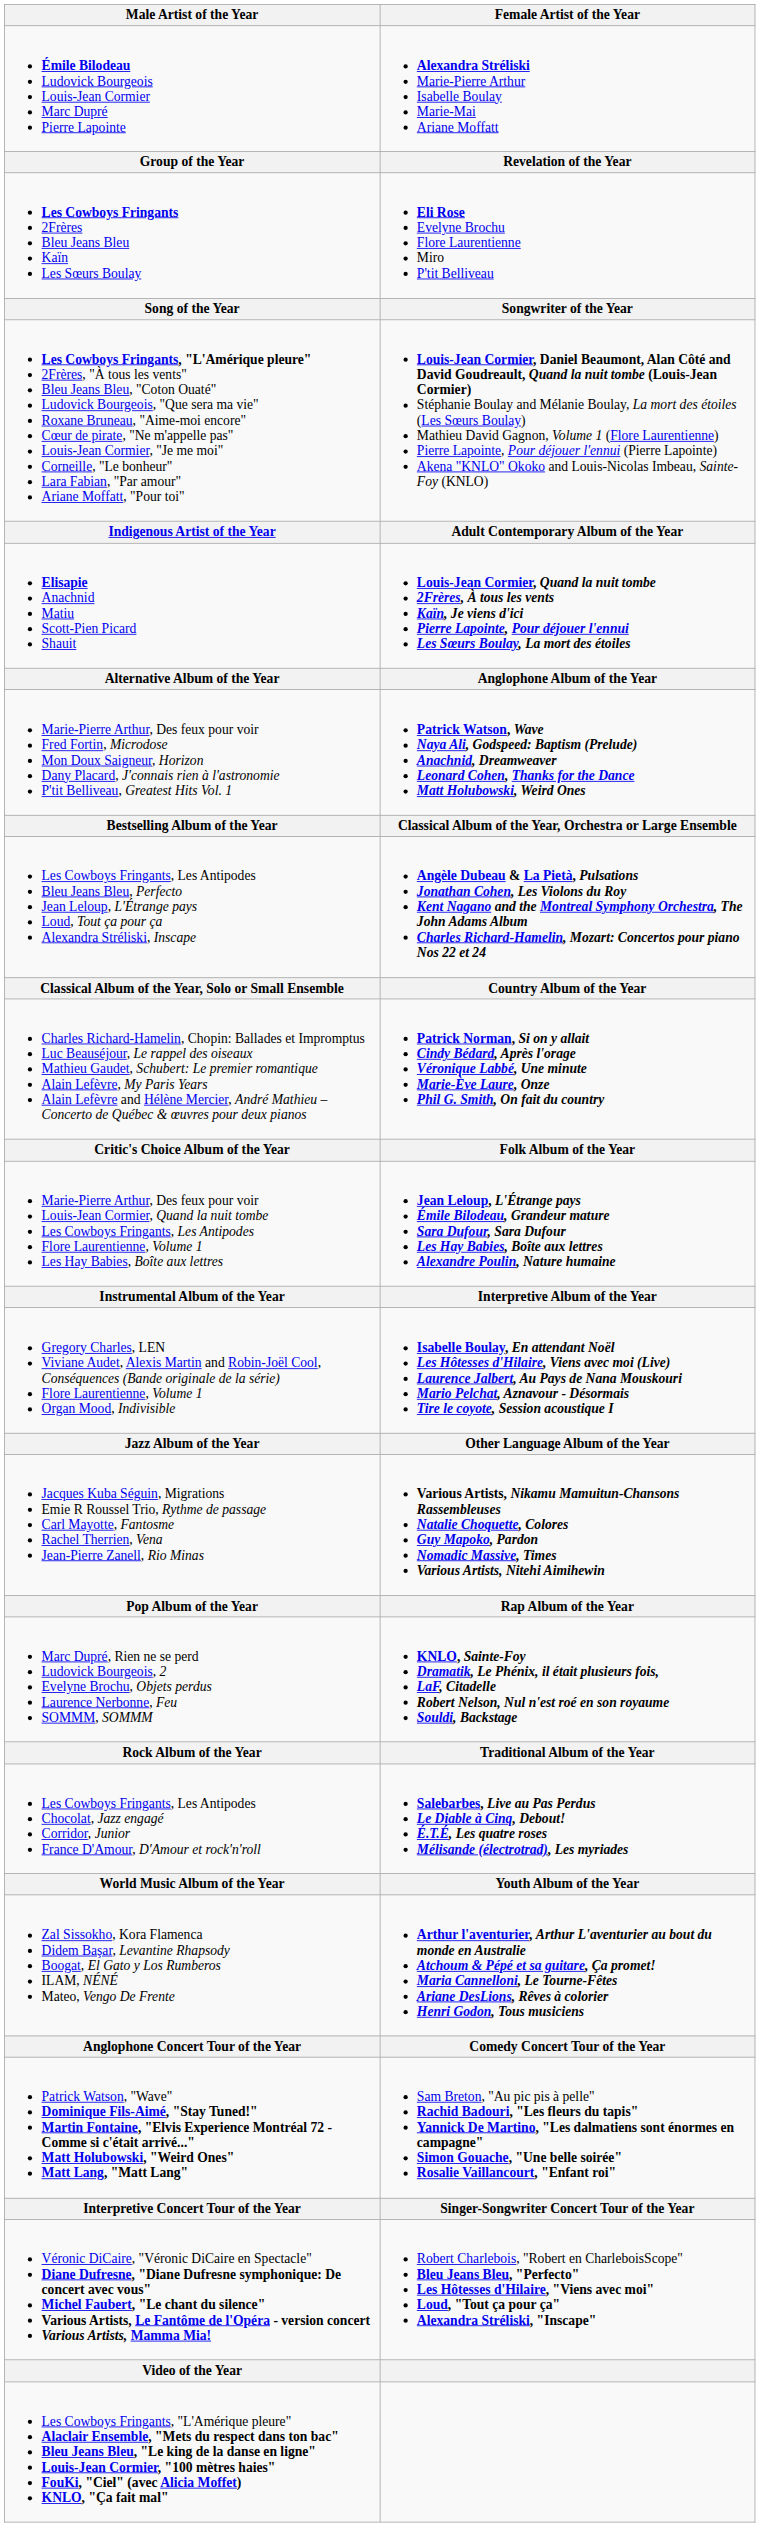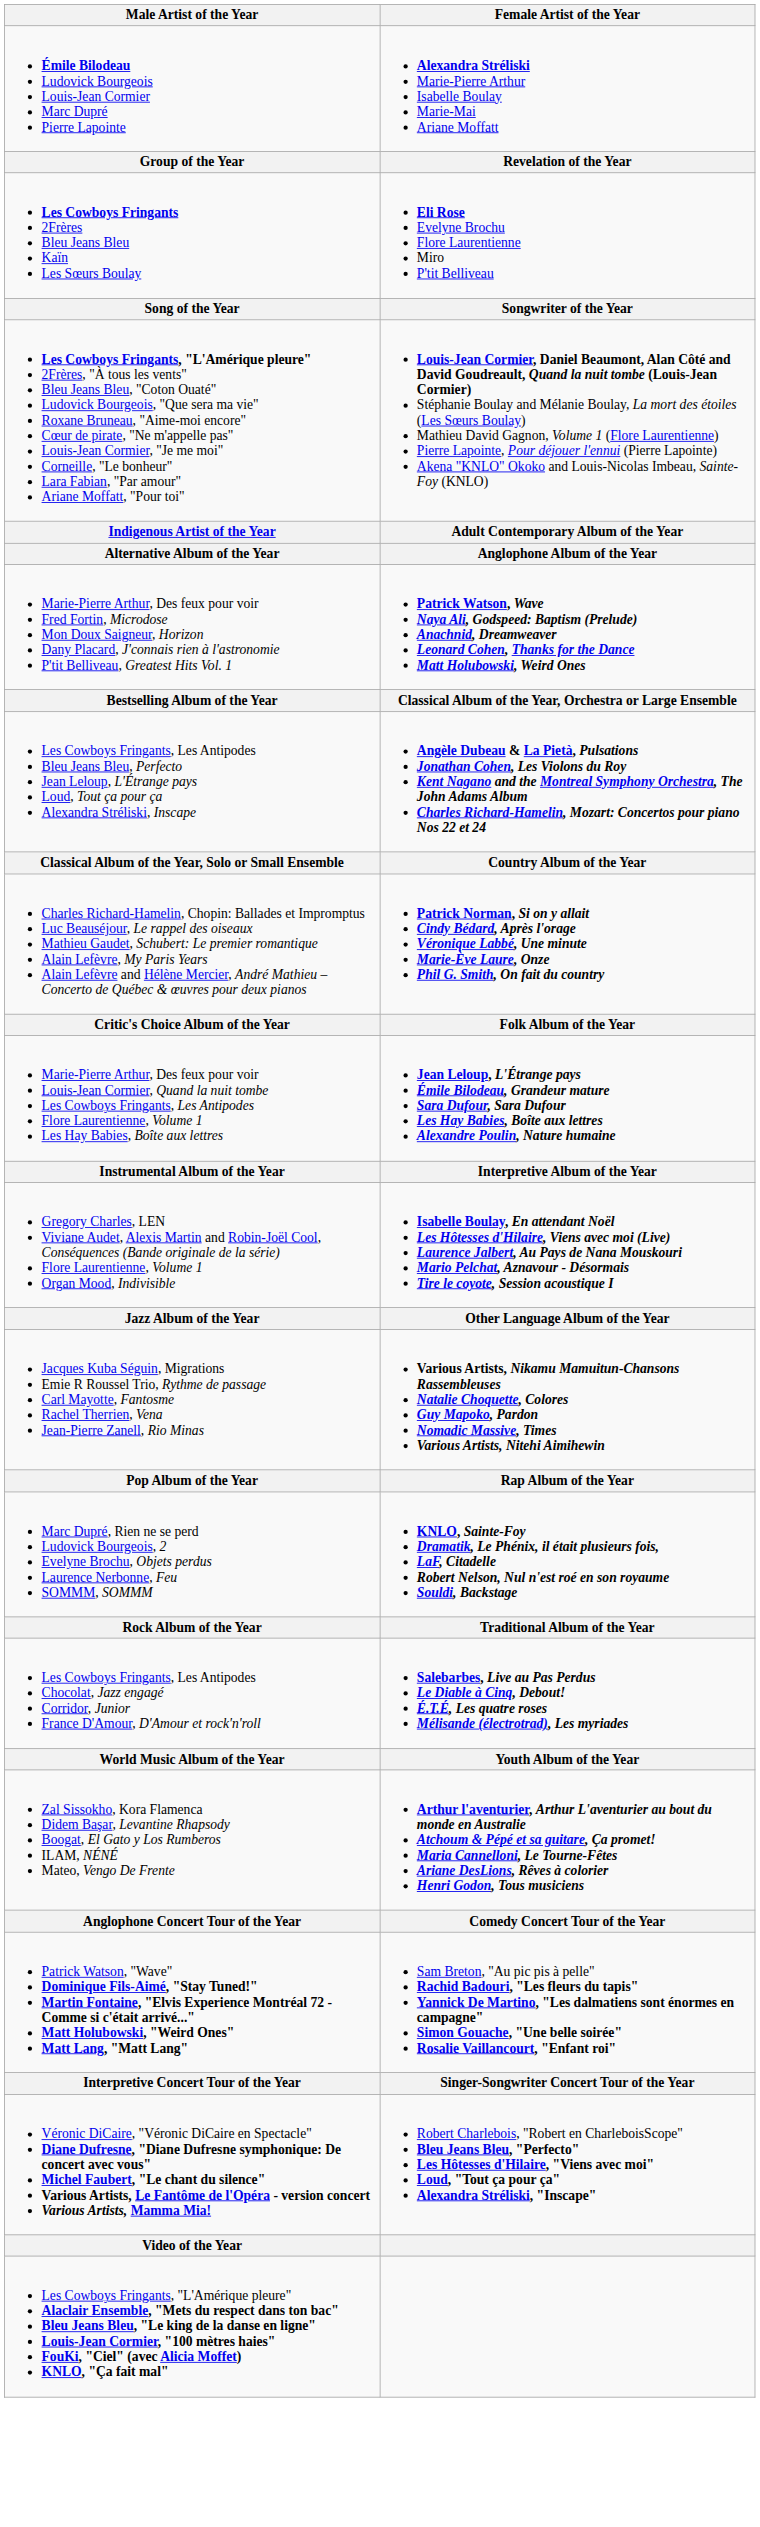- row: (192, 613)
